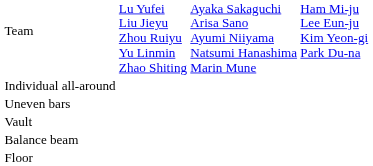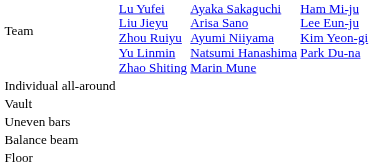rows swapped: (18, 121) <-> (37, 103)
